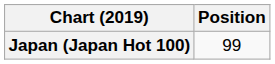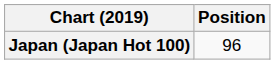(232, 45) 99 -> (232, 45) 96
